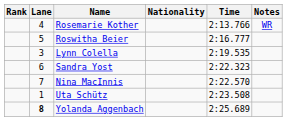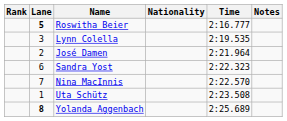- row: (97, 25)
(41, 39) normal -> (41, 25) bold
+ row: (82, 53)
